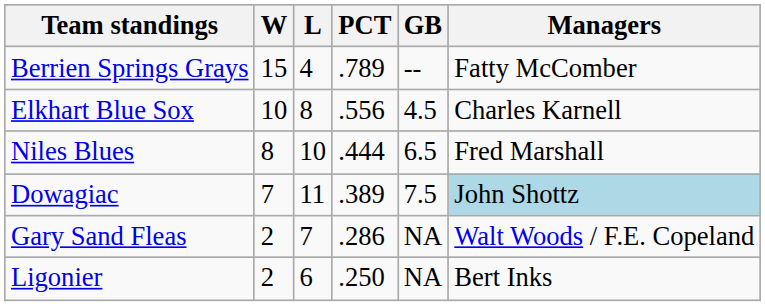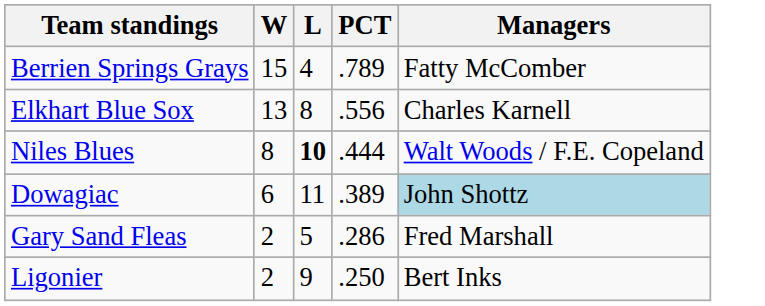- column: (423, 25)
(274, 109) 10 -> (274, 109) 13
(313, 151) normal -> (313, 151) bold
(529, 151) Fred Marshall -> (554, 151) Walt Woods / F.E. Copeland
(267, 194) 7 -> (267, 194) 6
(306, 236) 7 -> (306, 236) 5
(604, 236) Walt Woods / F.E. Copeland -> (479, 236) Fred Marshall
(306, 278) 6 -> (306, 278) 9
